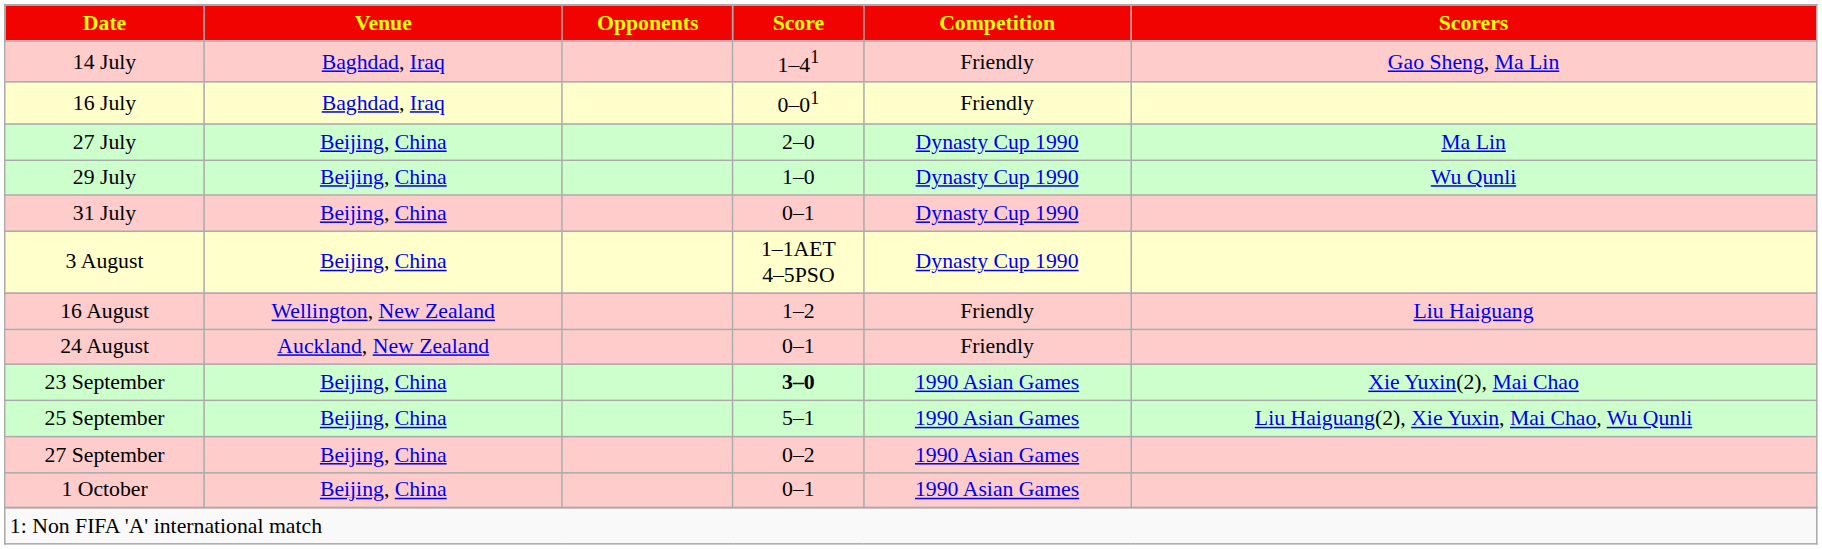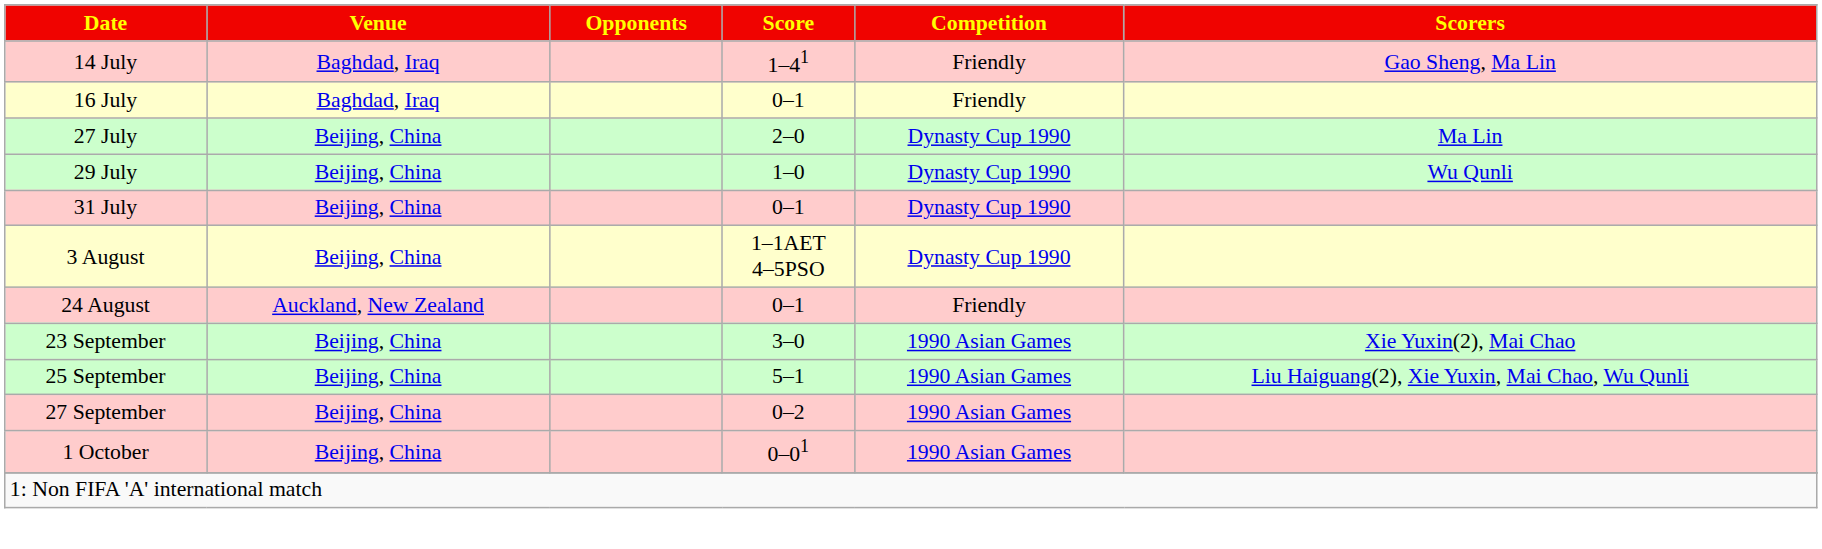(798, 103) 0–01 -> (788, 100) 0–1
- row: (105, 310)
(798, 382) bold -> (788, 341) normal
(798, 490) 0–1 -> (788, 451) 0–01
